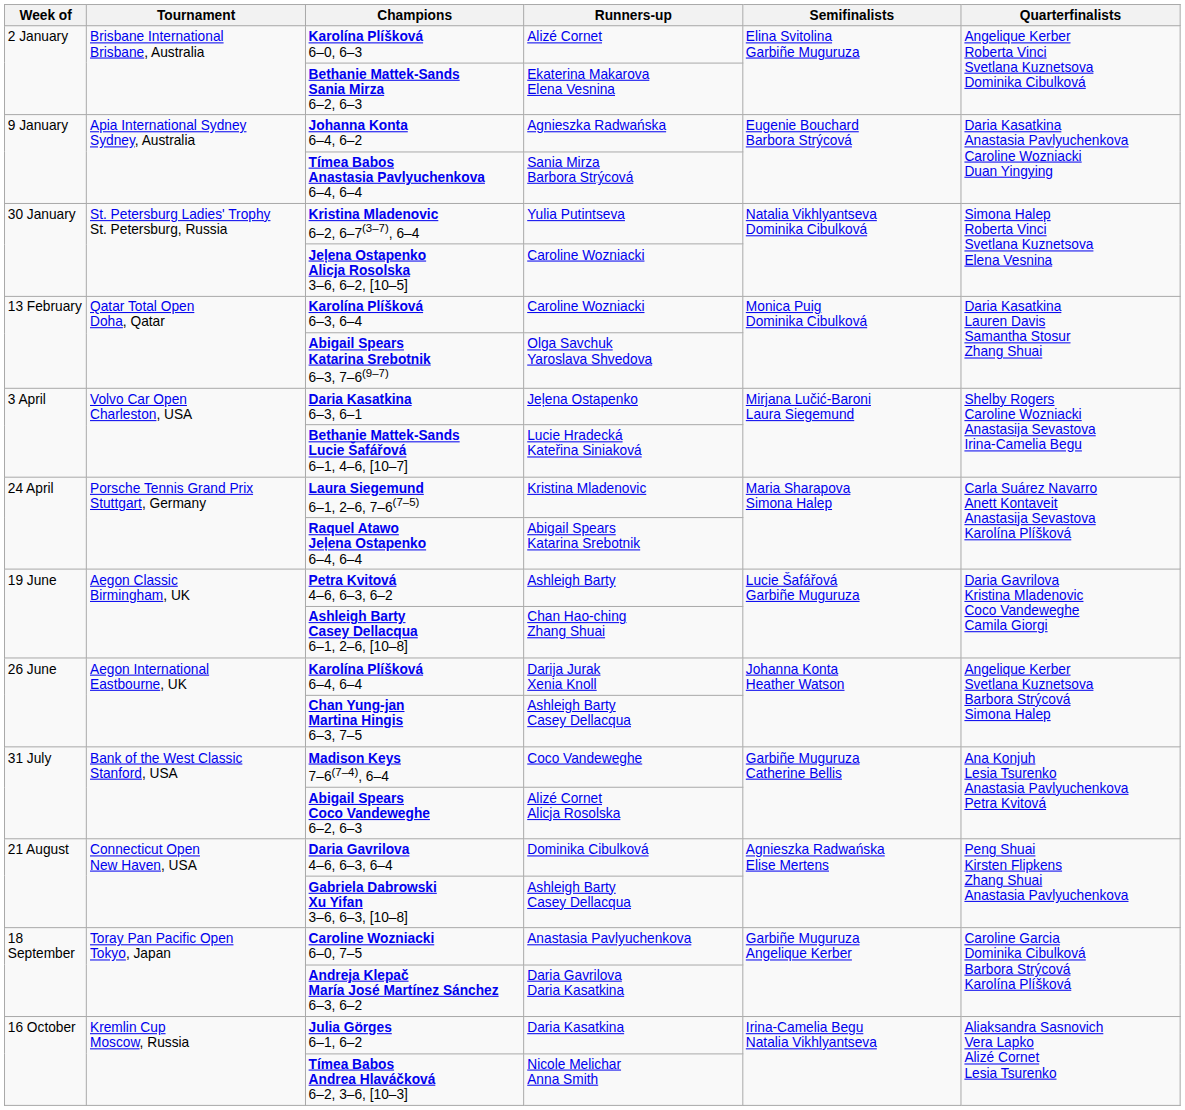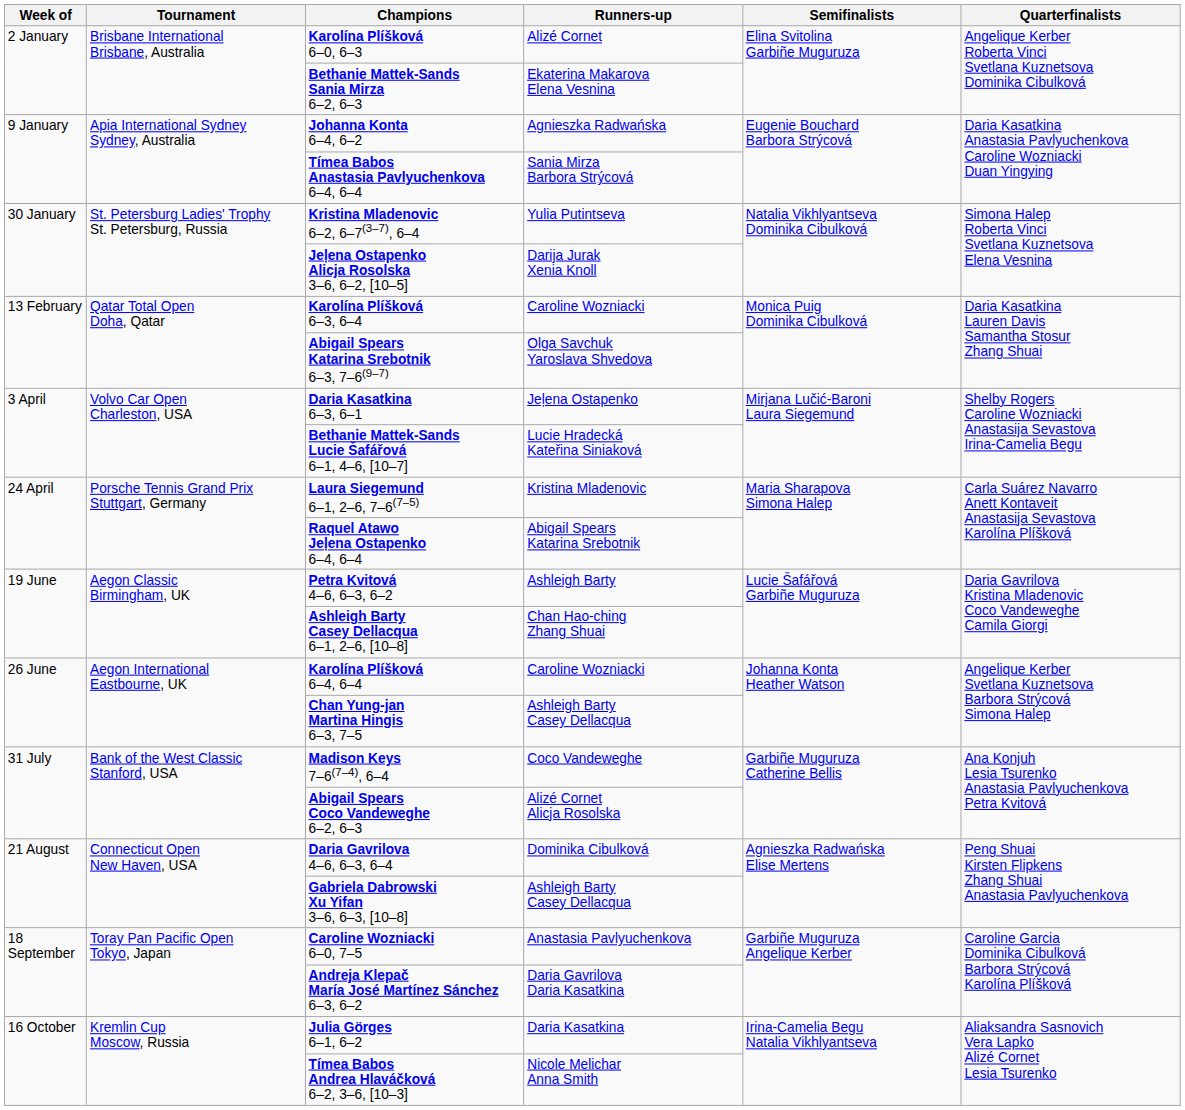(586, 254) Caroline Wozniacki -> (564, 262) Darija Jurak Xenia Knoll
(564, 676) Darija Jurak Xenia Knoll -> (586, 669) Caroline Wozniacki
